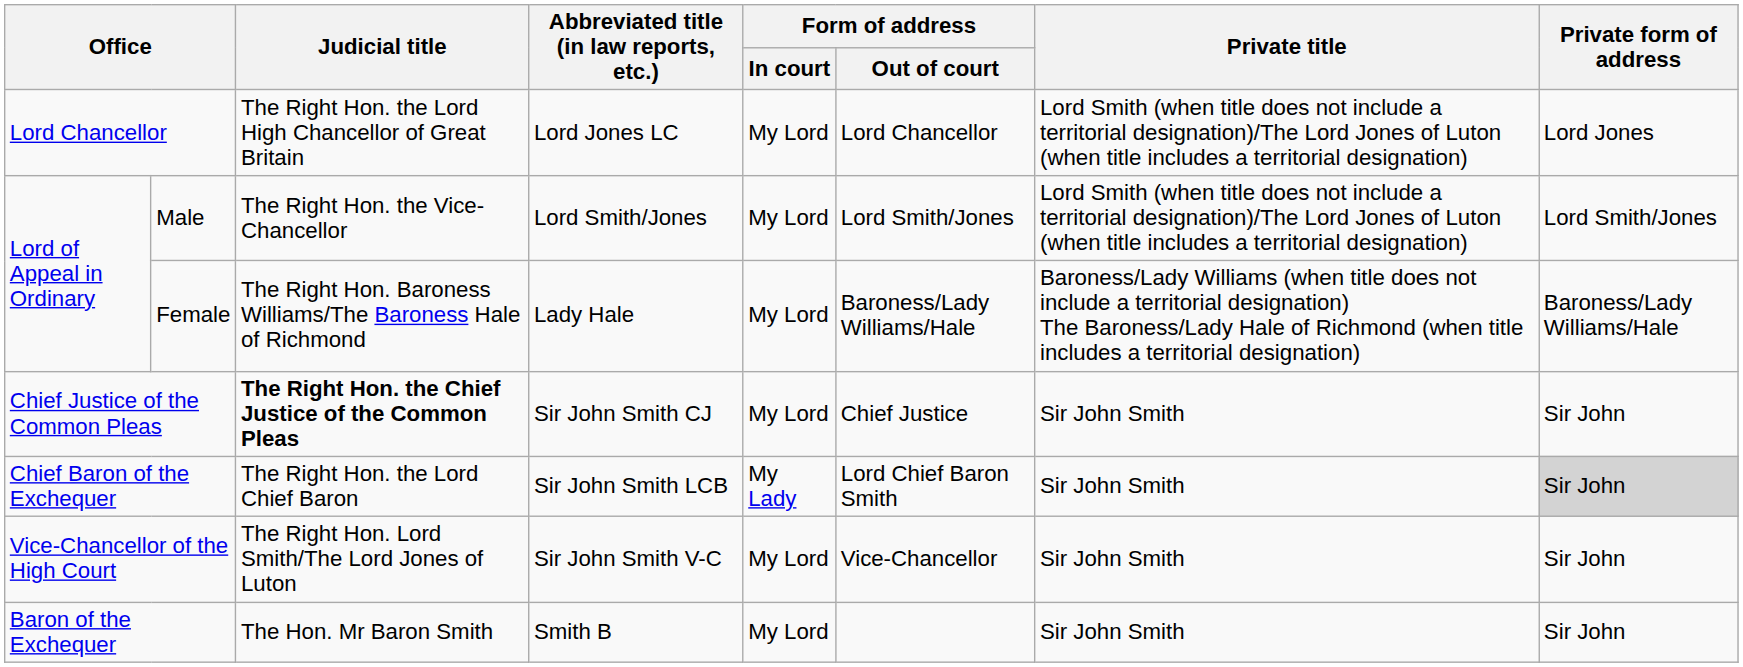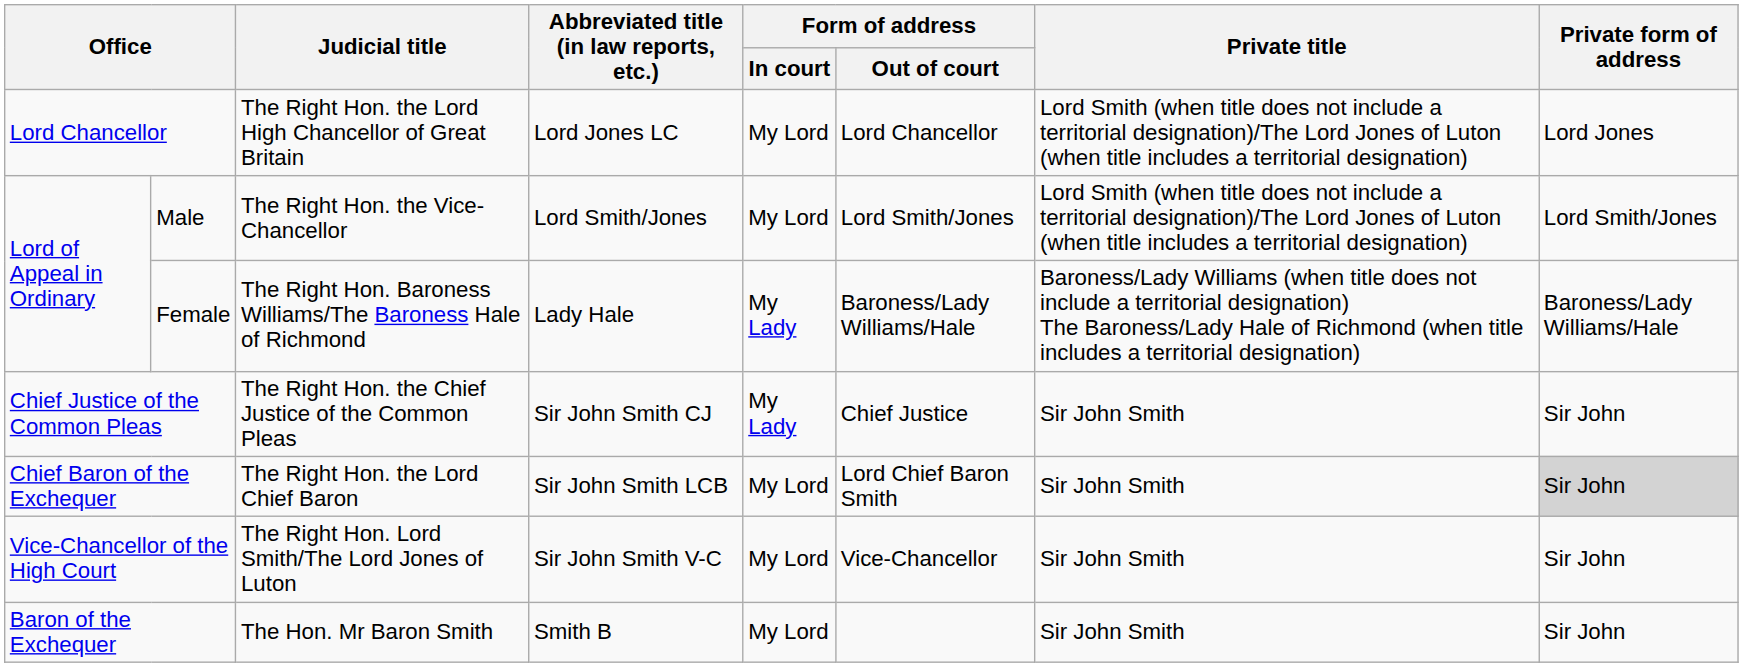(788, 315) My Lord -> (772, 315) My Lady
(371, 413) bold -> (363, 413) normal
(788, 413) My Lord -> (772, 413) My Lady
(772, 486) My Lady -> (788, 486) My Lord
